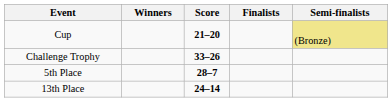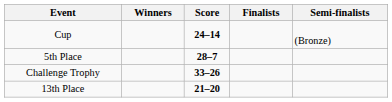(207, 34) 21–20 -> (207, 34) 24–14
(313, 40) khaki background -> (313, 40) no background
rows swapped: (63, 72) <-> (63, 56)
(207, 89) 24–14 -> (207, 89) 21–20
